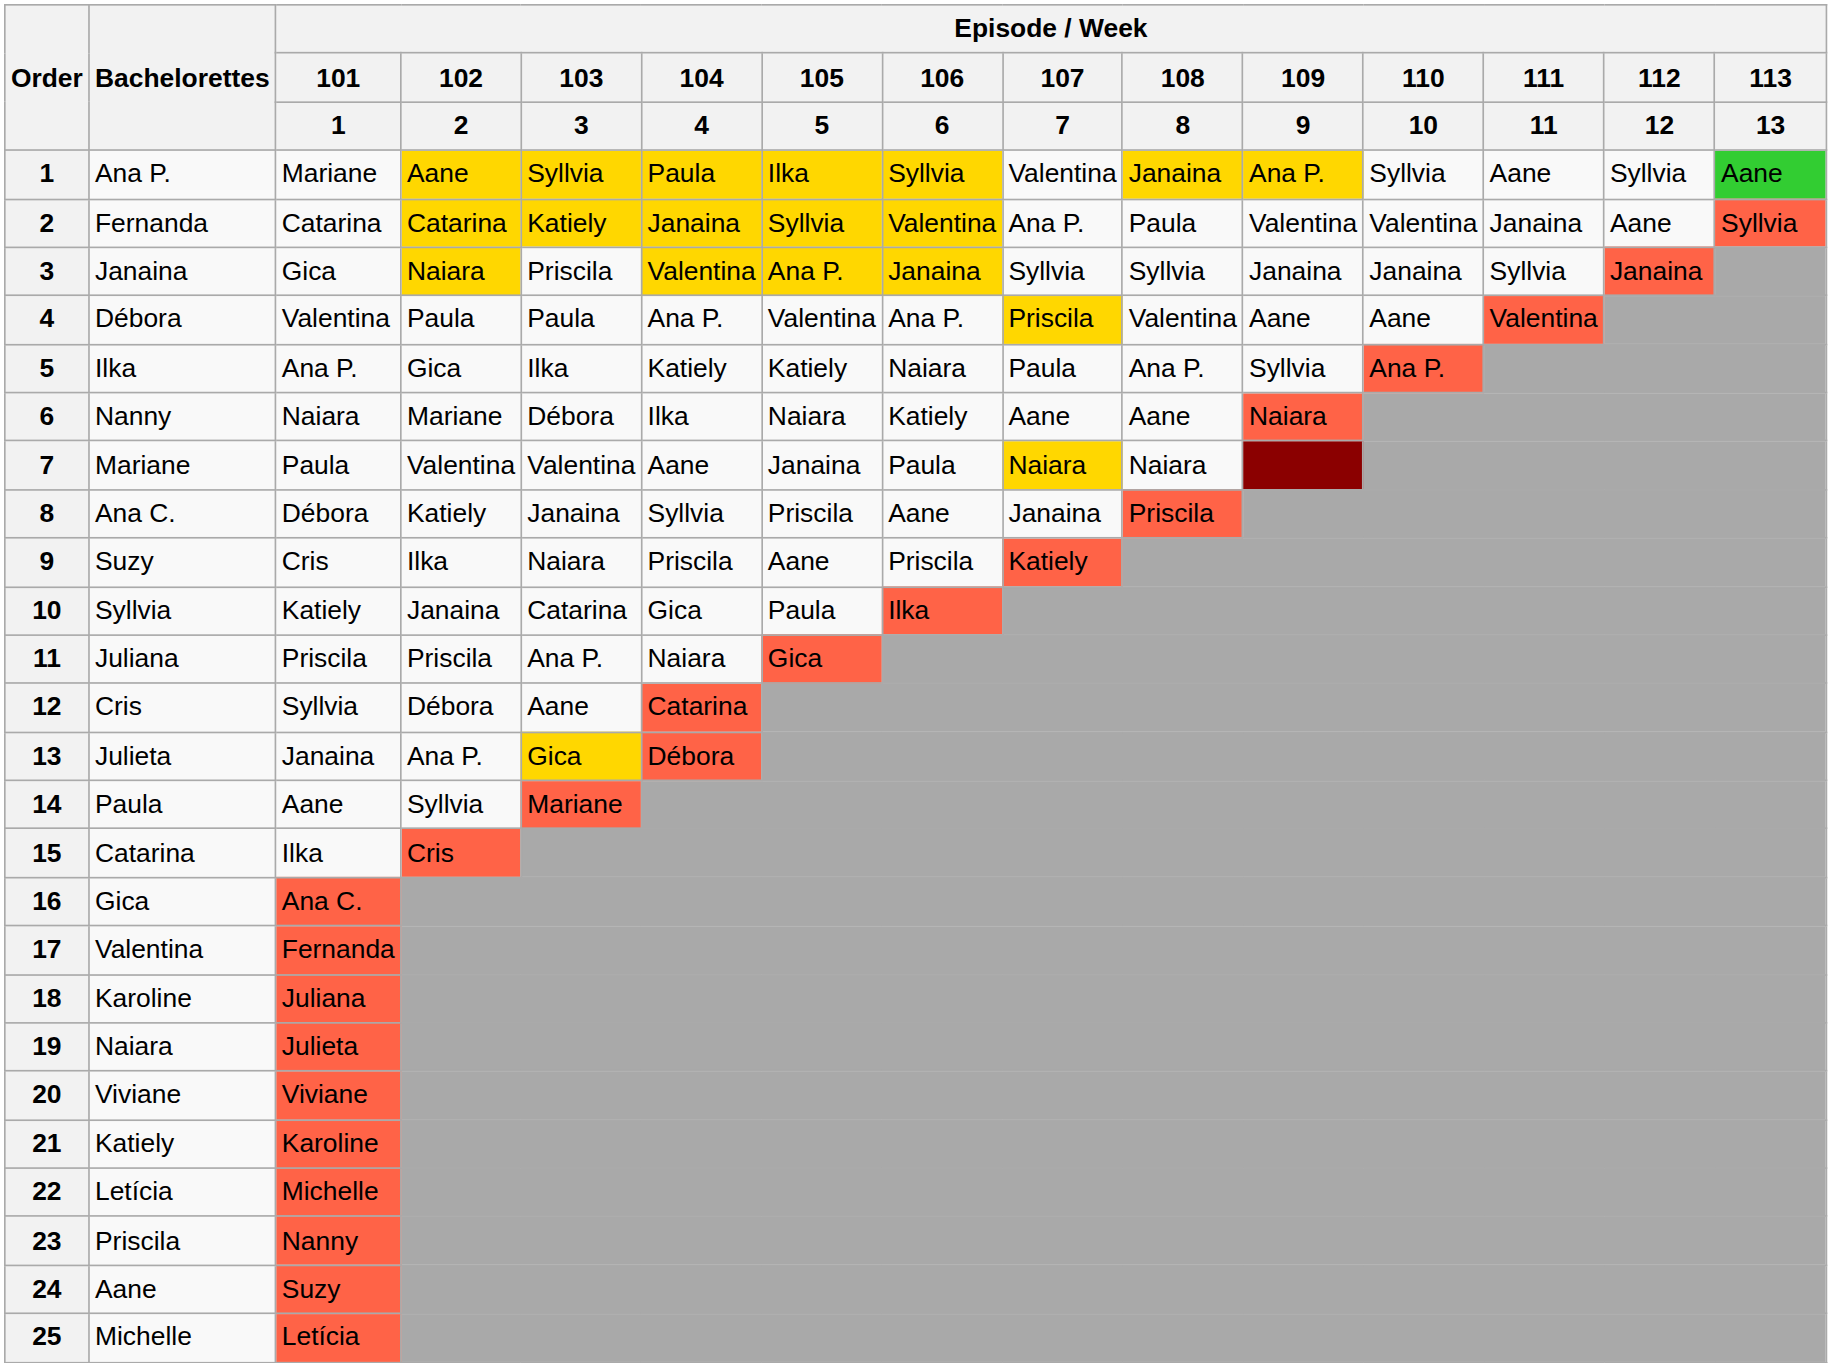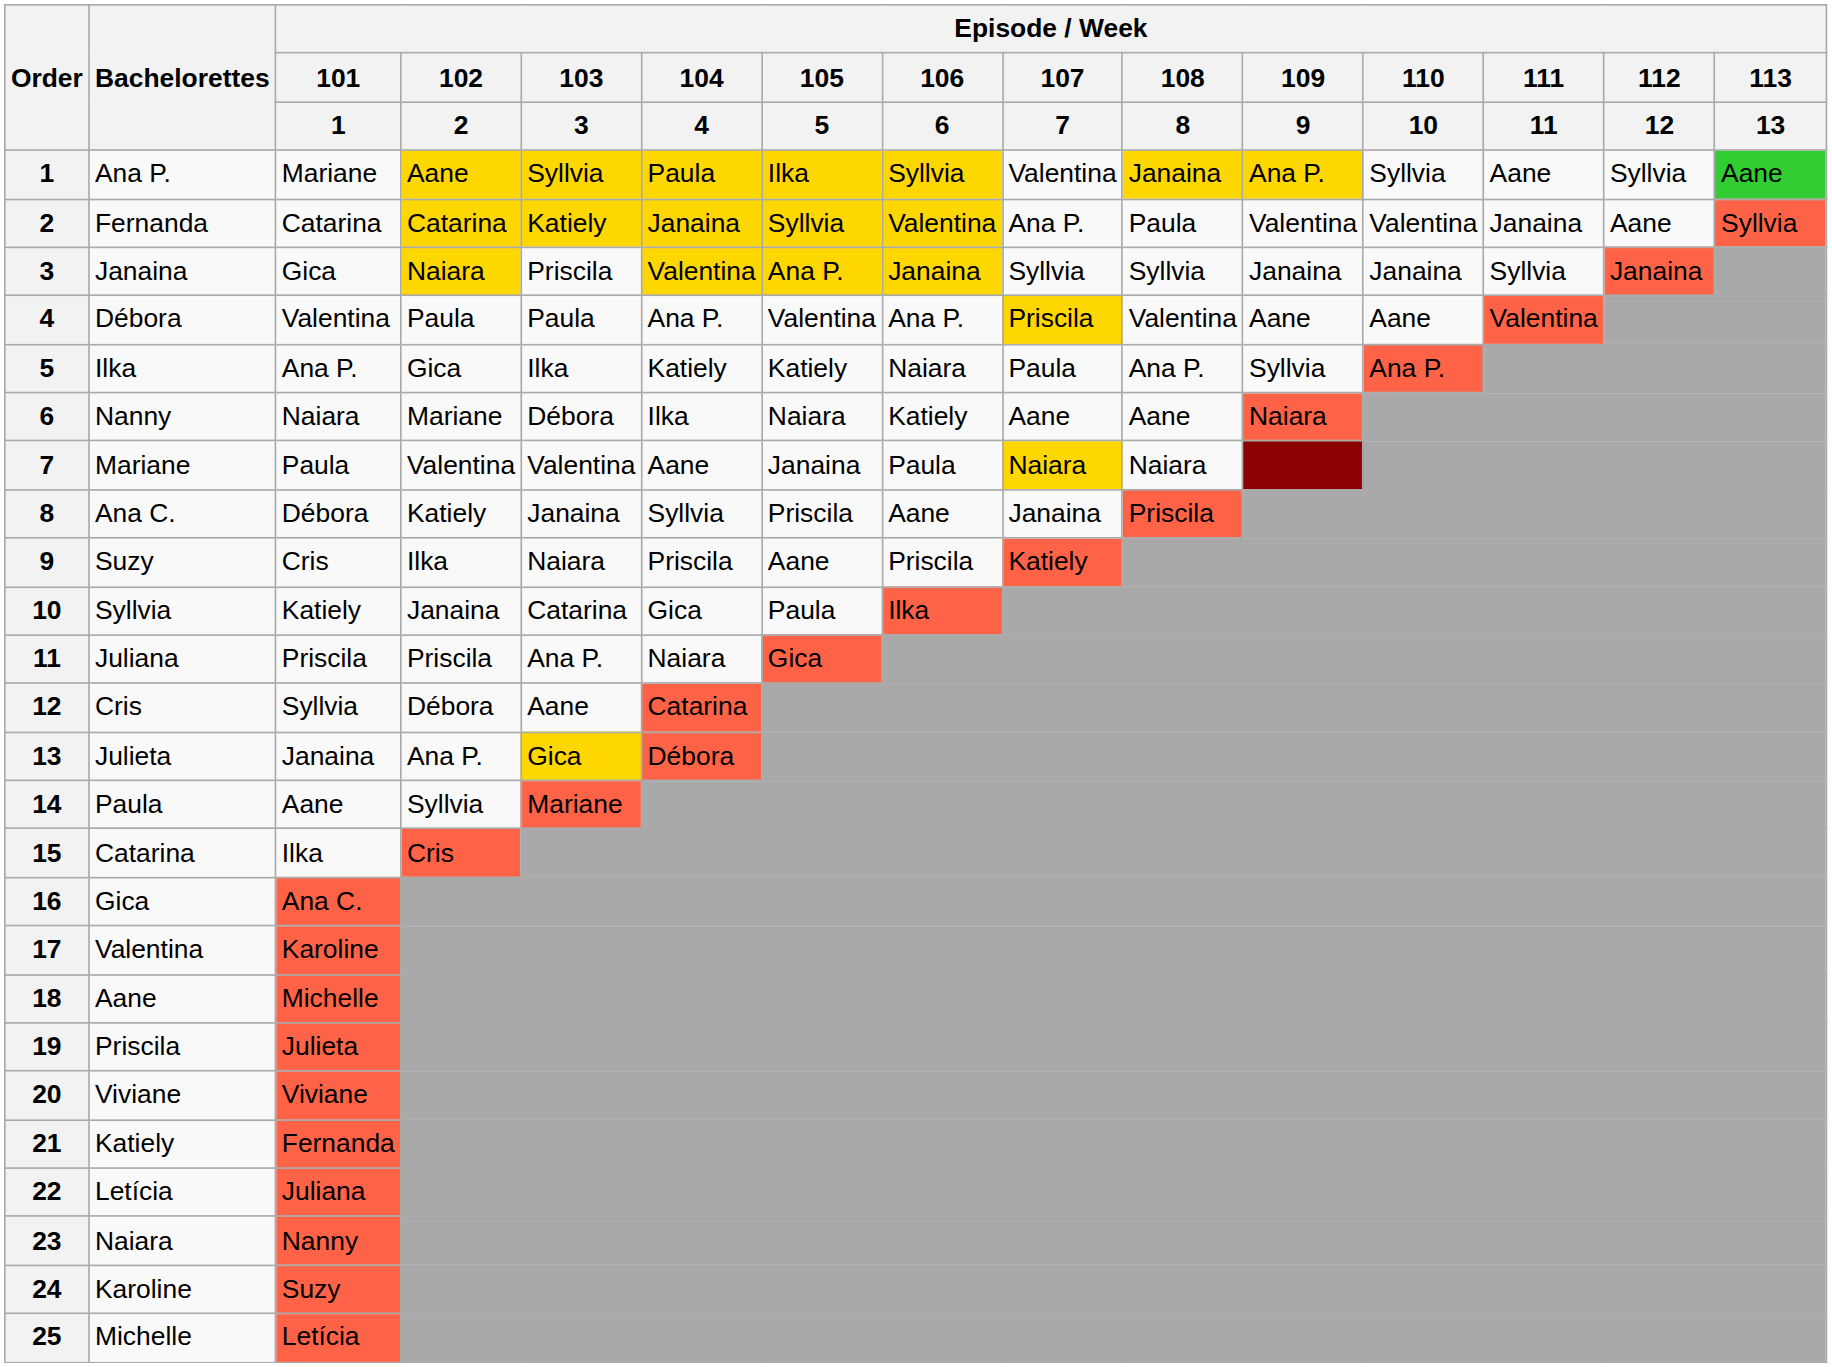(338, 949) Fernanda -> (330, 949) Karoline
(143, 998) Karoline -> (126, 998) Aane
(324, 998) Juliana -> (330, 998) Michelle
(134, 1046) Naiara -> (138, 1046) Priscila
(330, 1143) Karoline -> (338, 1143) Fernanda
(330, 1191) Michelle -> (324, 1191) Juliana
(138, 1240) Priscila -> (134, 1240) Naiara
(126, 1288) Aane -> (143, 1288) Karoline
